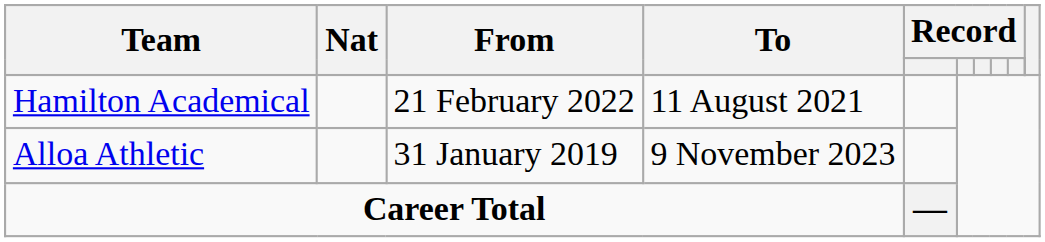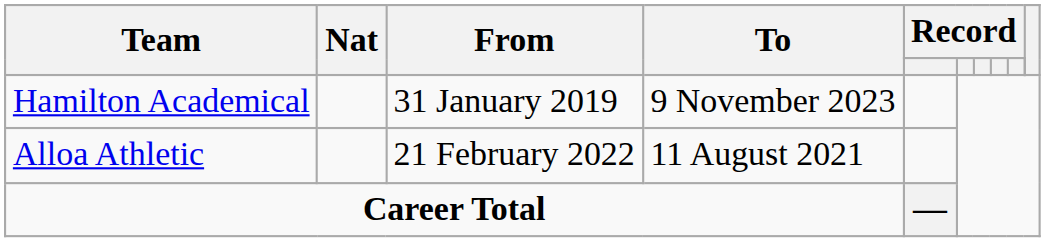(514, 100) 21 February 2022 -> (506, 100) 31 January 2019
(757, 100) 11 August 2021 -> (773, 100) 9 November 2023
(506, 154) 31 January 2019 -> (514, 154) 21 February 2022
(773, 154) 9 November 2023 -> (757, 154) 11 August 2021
